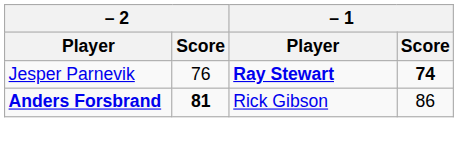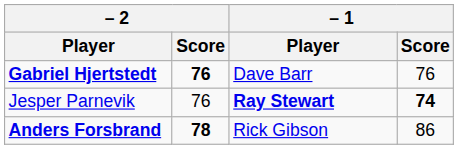+ row: (82, 74)
(201, 102) 81 -> (201, 130) 78
